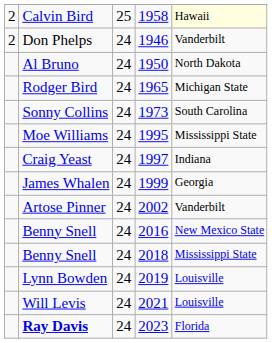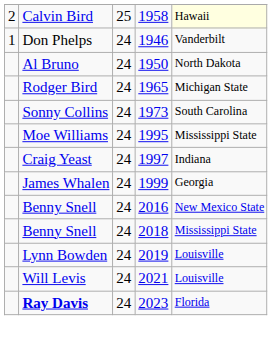(12, 40) 2 -> (12, 40) 1
- row: (64, 207)
